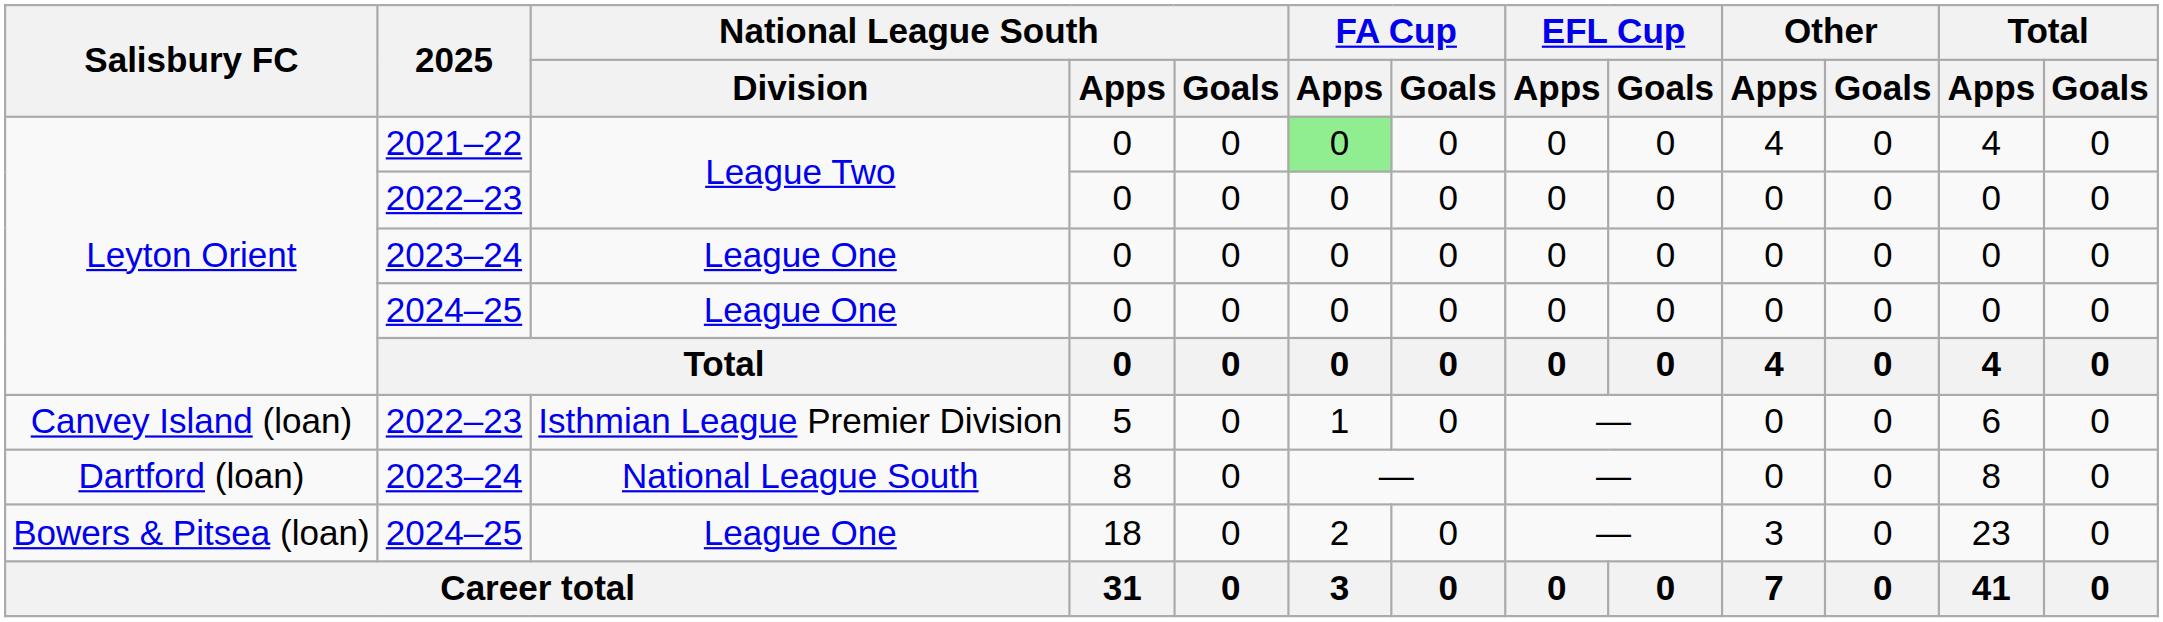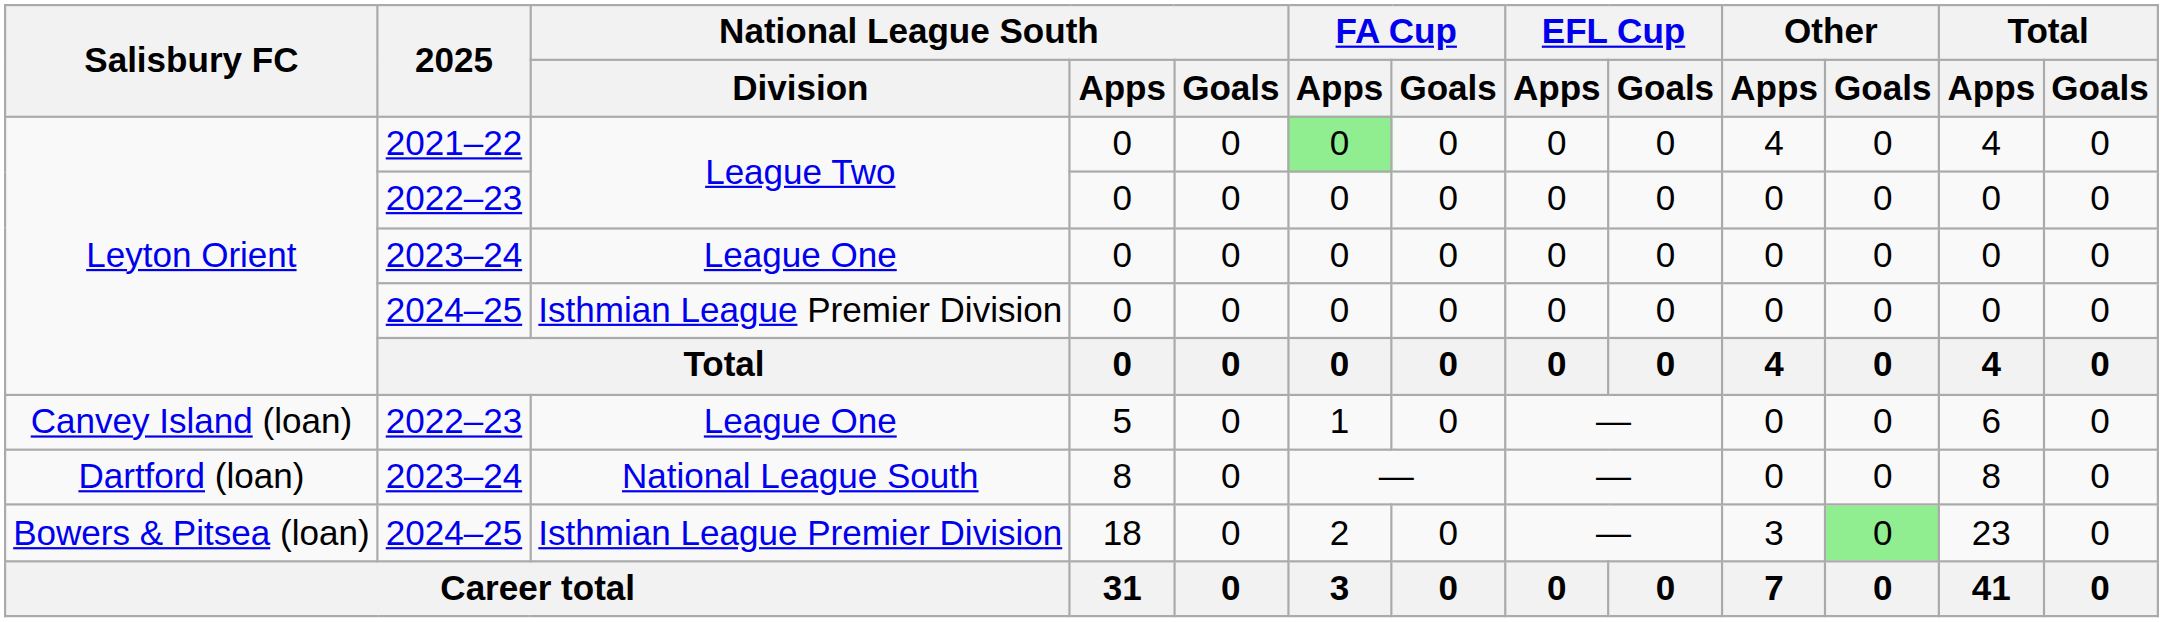(800, 310) League One -> (800, 310) Isthmian League Premier Division
(800, 421) Isthmian League Premier Division -> (800, 421) League One
(800, 532) League One -> (800, 532) Isthmian League Premier Division
(1883, 532) no background -> (1883, 532) lightgreen background
